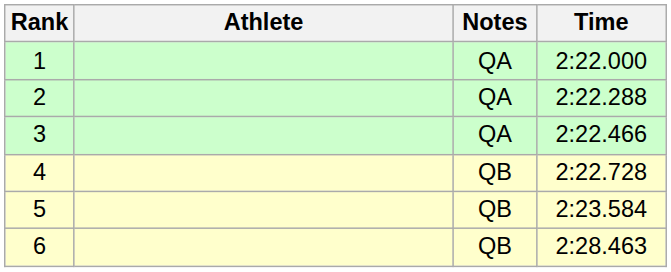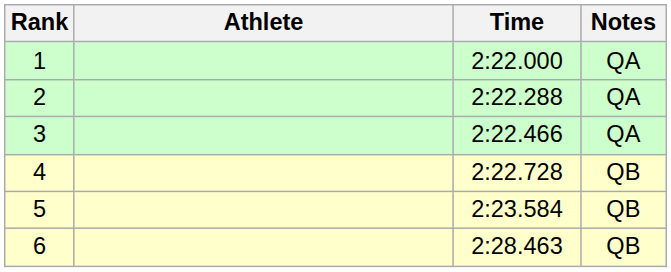columns swapped: (601, 23) <-> (495, 23)
